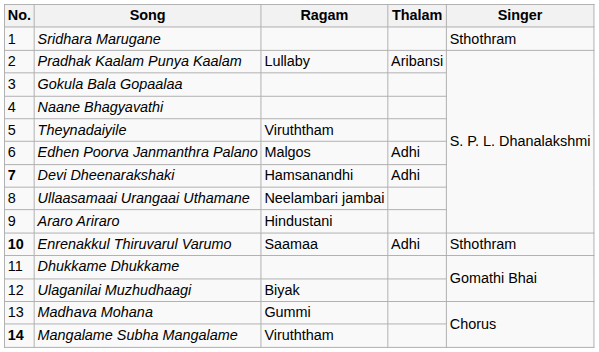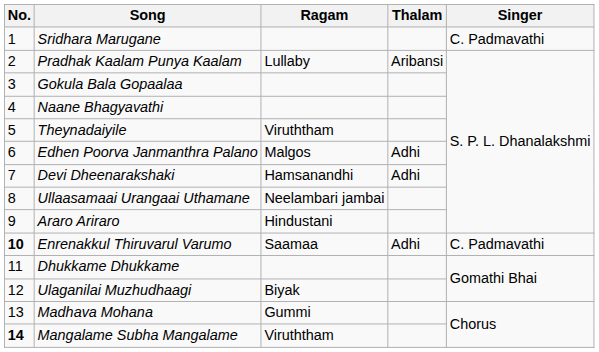(483, 38) Sthothram -> (497, 38) C. Padmavathi
(12, 175) bold -> (12, 175) normal
(483, 244) Sthothram -> (497, 244) C. Padmavathi
